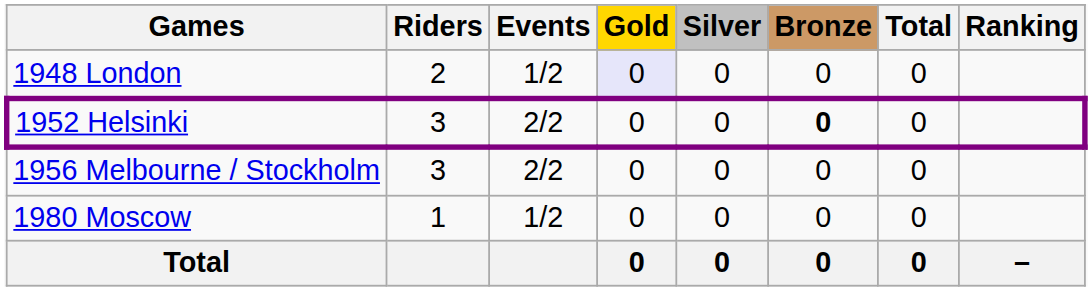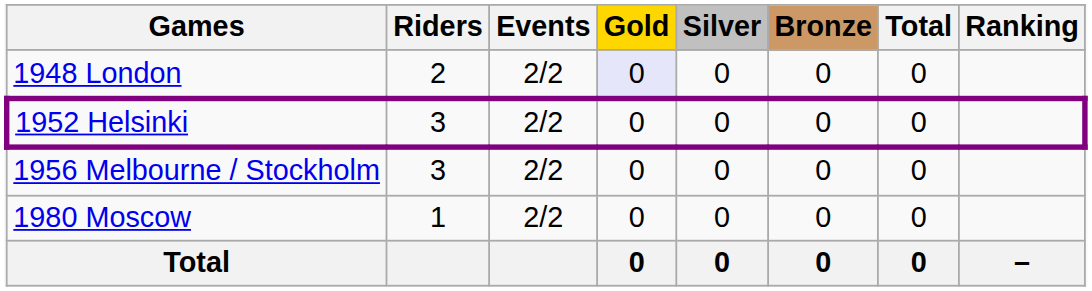(543, 73) 1/2 -> (543, 73) 2/2
(823, 122) bold -> (823, 122) normal
(543, 217) 1/2 -> (543, 217) 2/2
